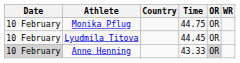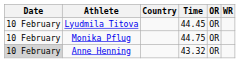rows swapped: (101, 24) <-> (101, 38)
(193, 51) 43.33 -> (193, 51) 43.32
(214, 51) lightgrey background -> (214, 51) no background
